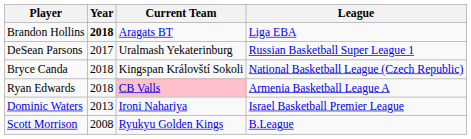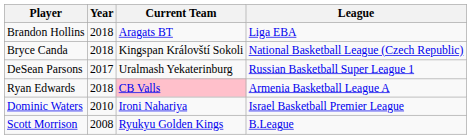(102, 32) bold -> (102, 32) normal
rows swapped: (37, 69) <-> (45, 50)
(102, 106) 2013 -> (102, 106) 2010
